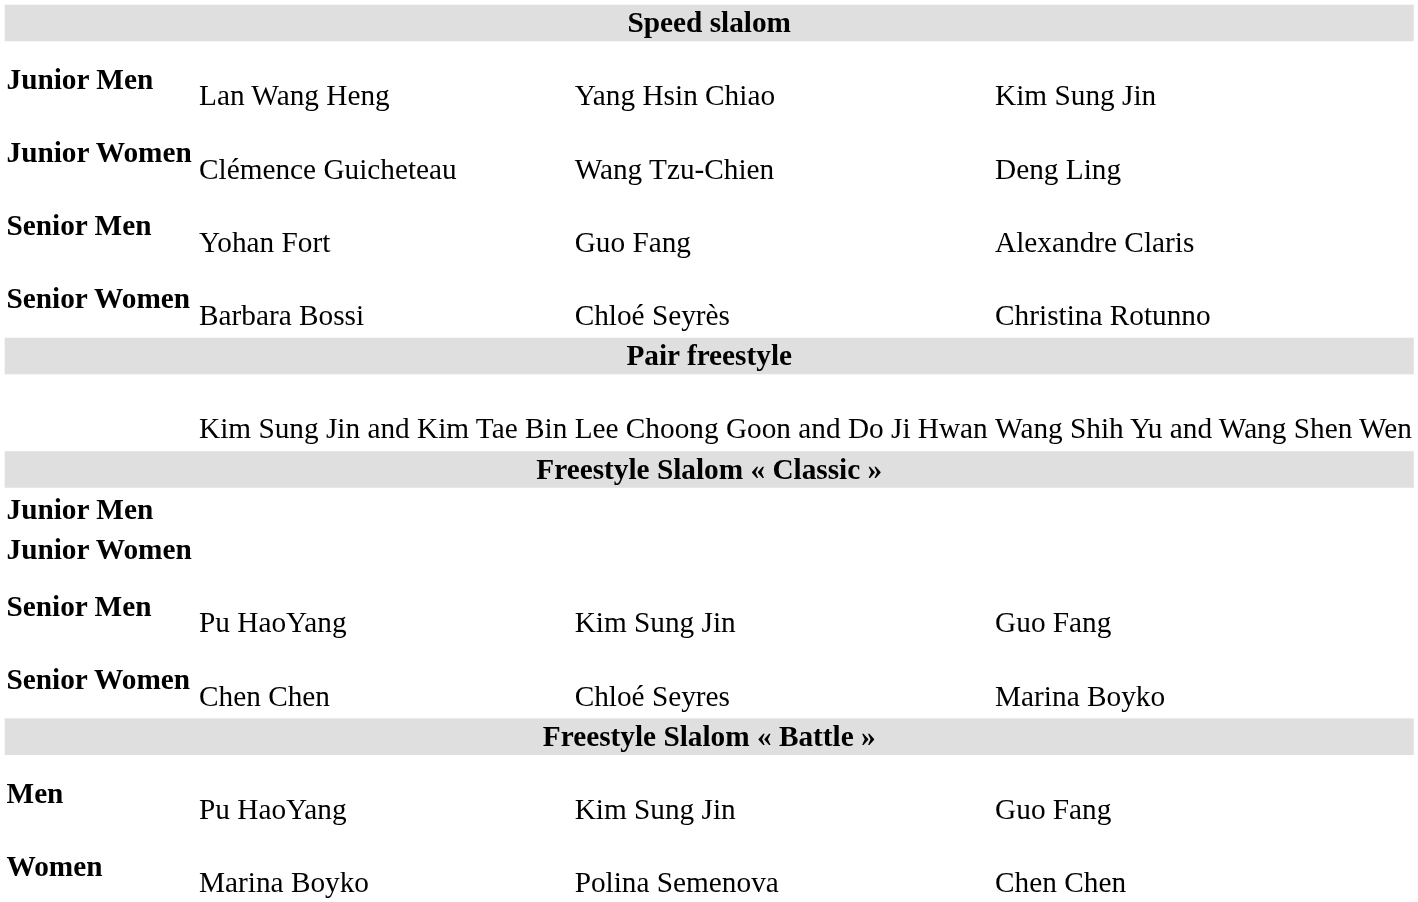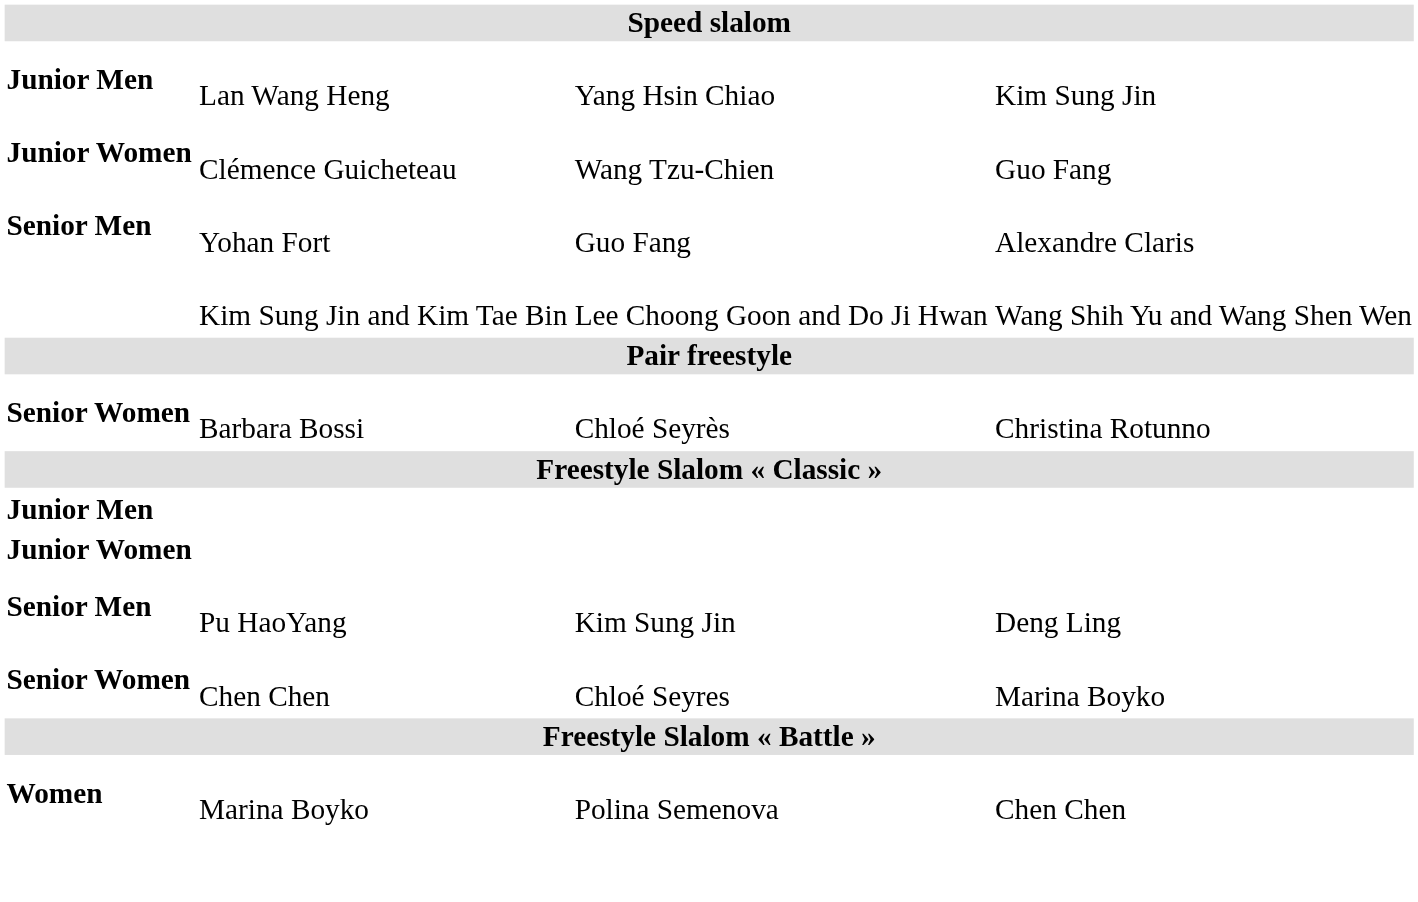(1058, 168) Deng Ling -> (1053, 168) Guo Fang
rows swapped: (98, 298) <-> (99, 413)
(1053, 622) Guo Fang -> (1058, 622) Deng Ling
- row: (35, 792)
